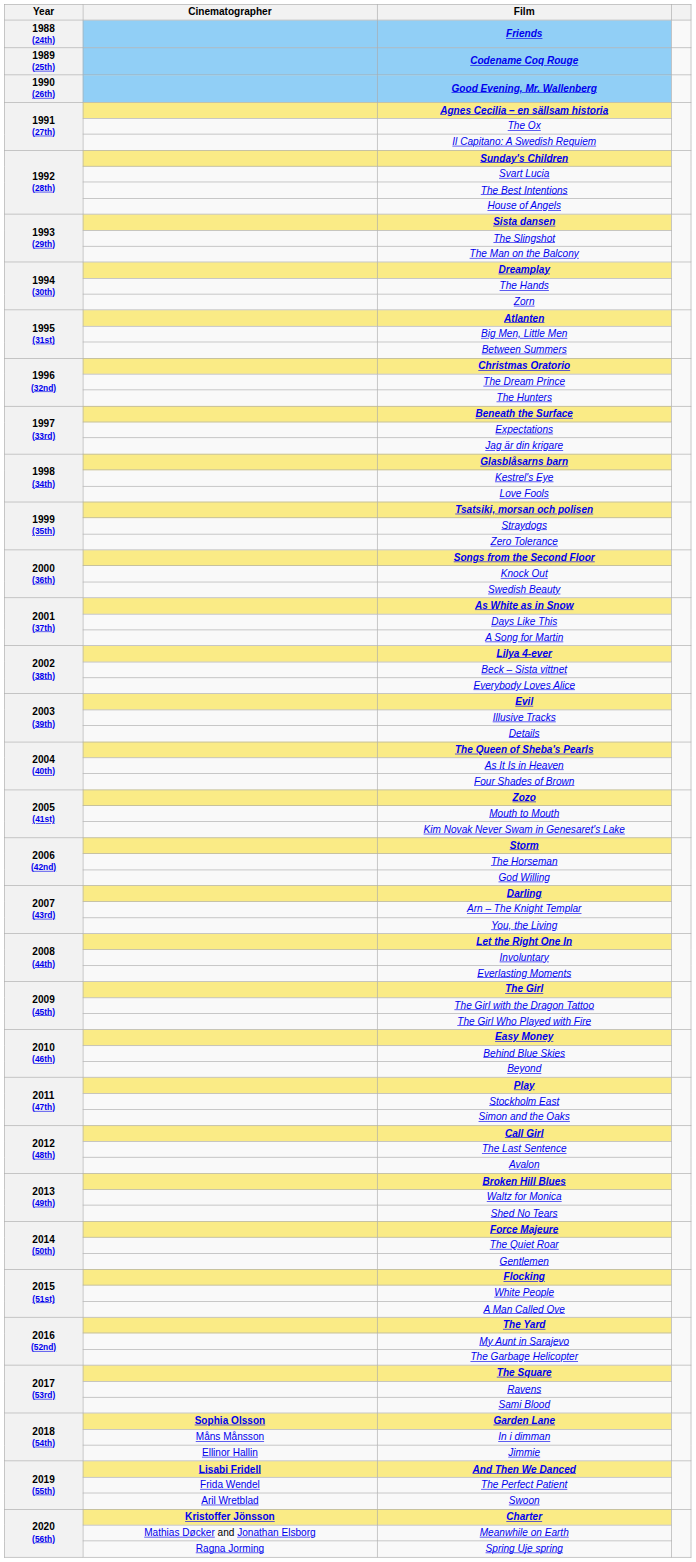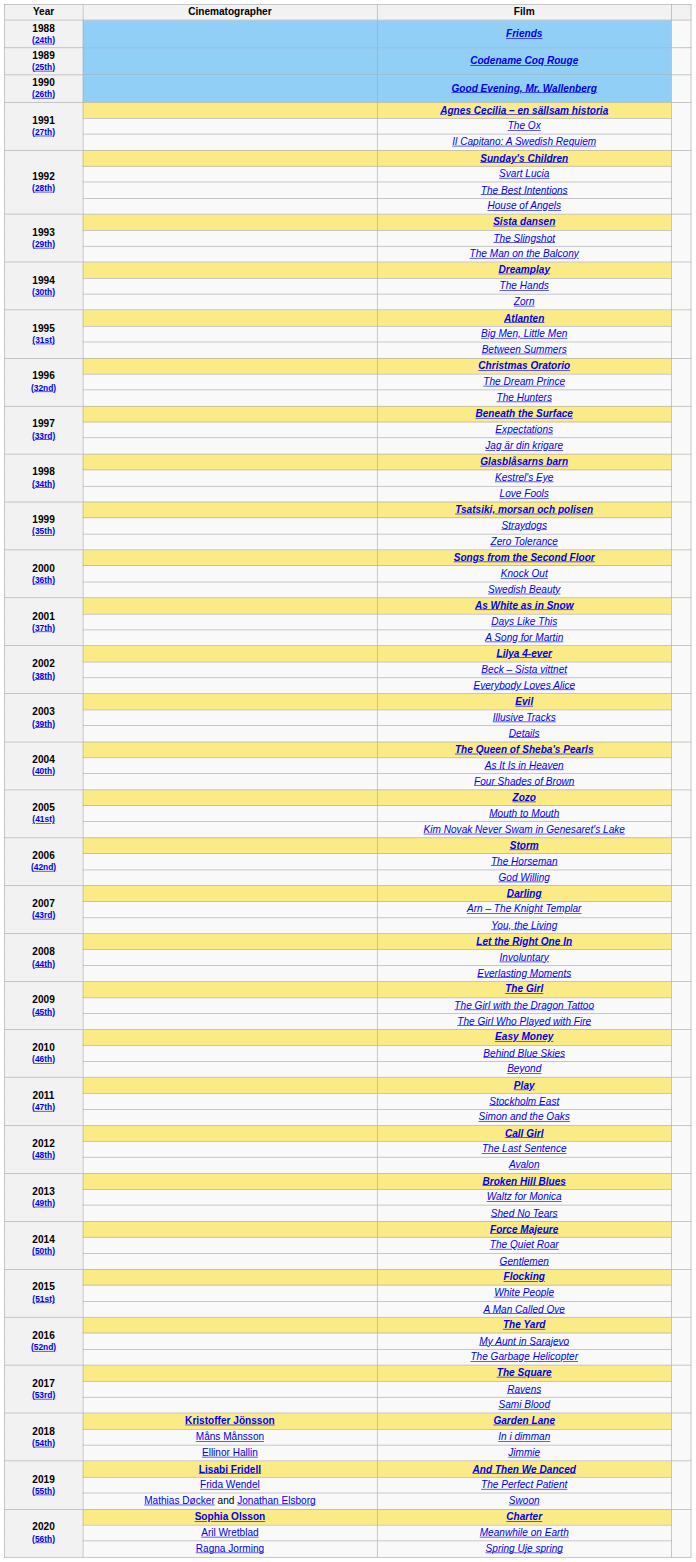(230, 1421) Sophia Olsson -> (230, 1421) Kristoffer Jönsson
(230, 1501) Aril Wretblad -> (230, 1501) Mathias Døcker and Jonathan Elsborg
(230, 1517) Kristoffer Jönsson -> (230, 1517) Sophia Olsson
(230, 1533) Mathias Døcker and Jonathan Elsborg -> (230, 1533) Aril Wretblad
